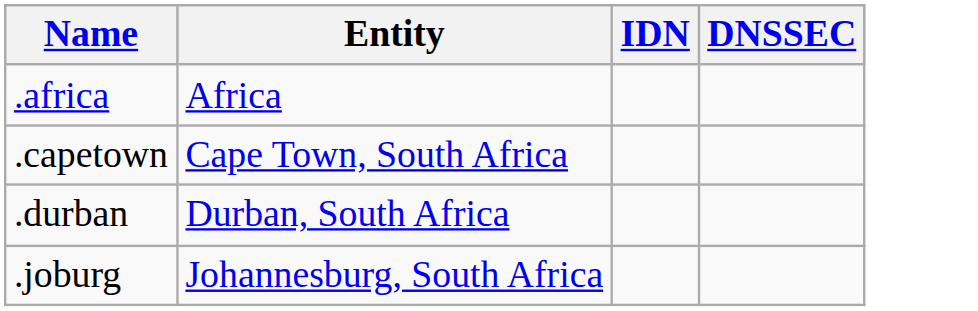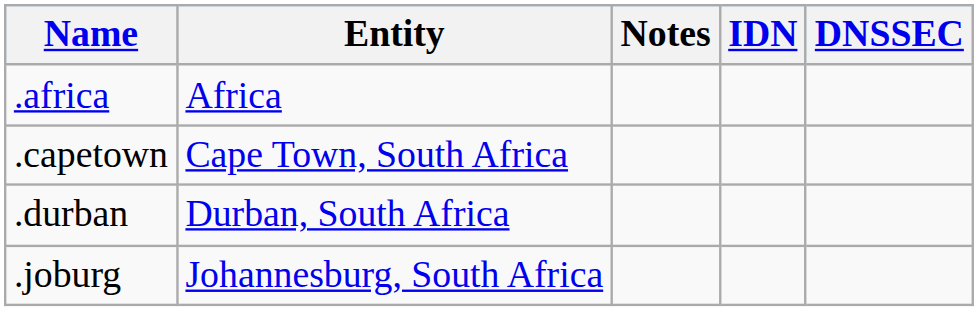+ column: (666, 34)
